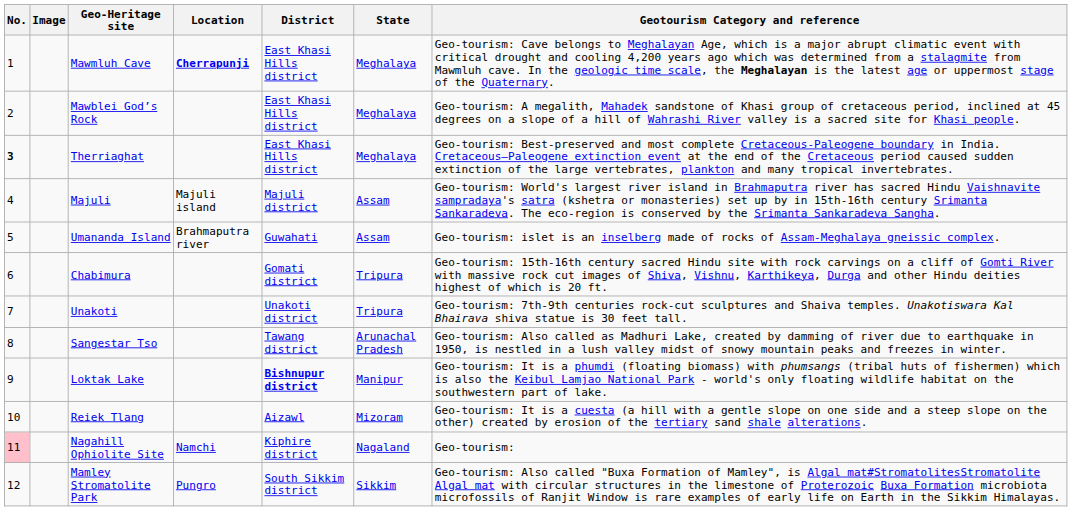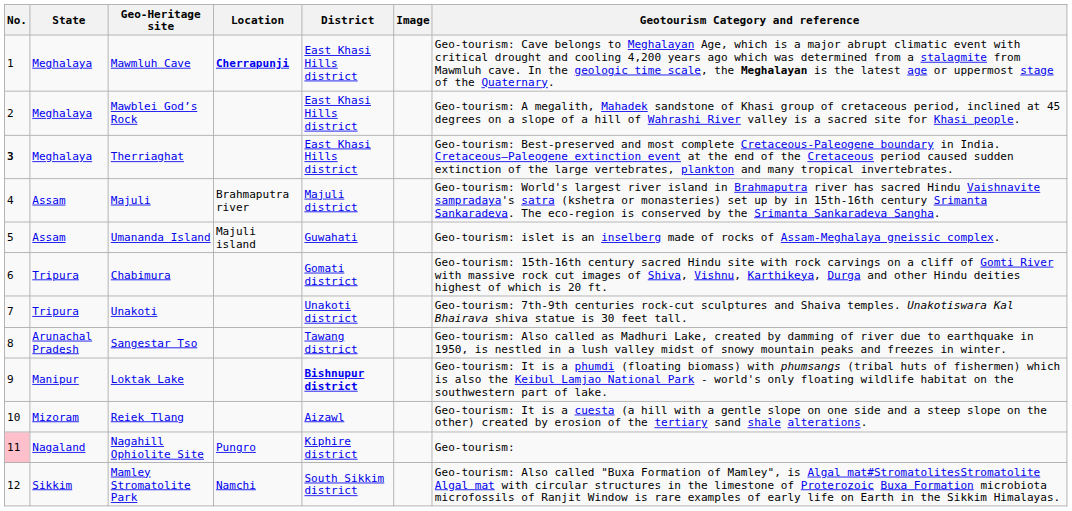columns swapped: (49, 20) <-> (393, 20)
(196, 200) Majuli island -> (253, 200) Brahmaputra river
(213, 237) Brahmaputra river -> (236, 237) Majuli island
(196, 447) Namchi -> (236, 447) Pungro
(196, 485) Pungro -> (236, 485) Namchi
